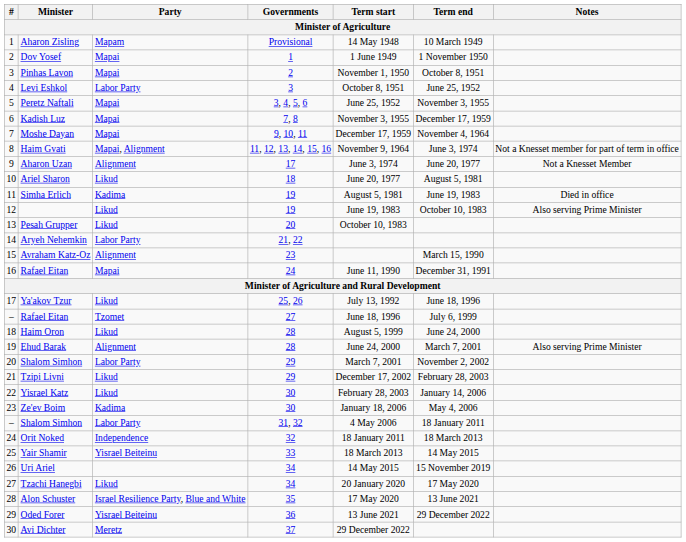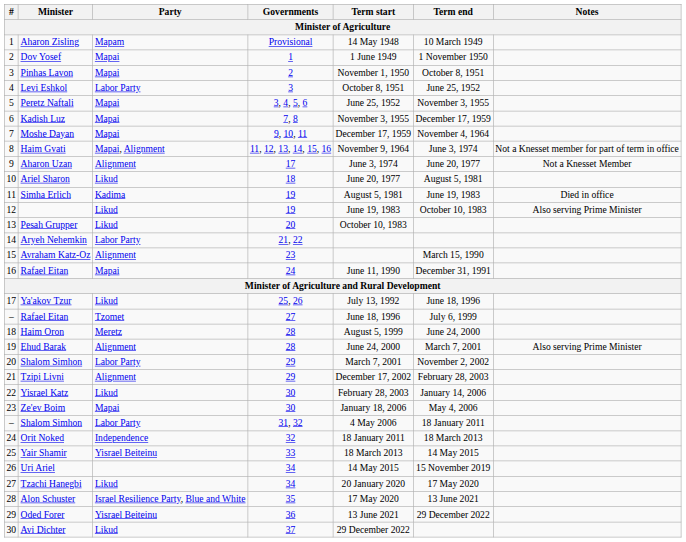(106, 331) Likud -> (108, 331) Meretz
(106, 377) Likud -> (115, 377) Alignment
(110, 407) Kadima -> (107, 407) Mapai
(108, 529) Meretz -> (106, 529) Likud
